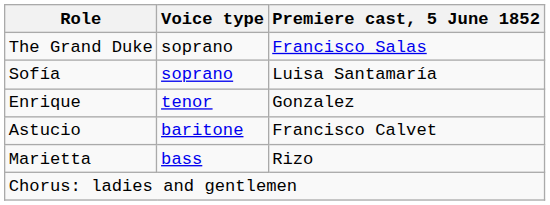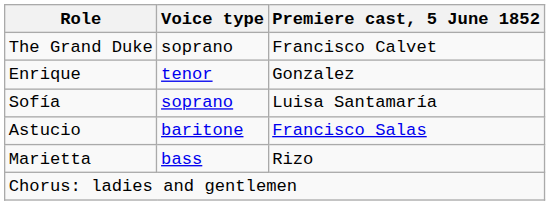(349, 47) Francisco Salas -> (355, 47) Francisco Calvet
rows swapped: (45, 103) <-> (34, 75)
(355, 131) Francisco Calvet -> (349, 131) Francisco Salas
